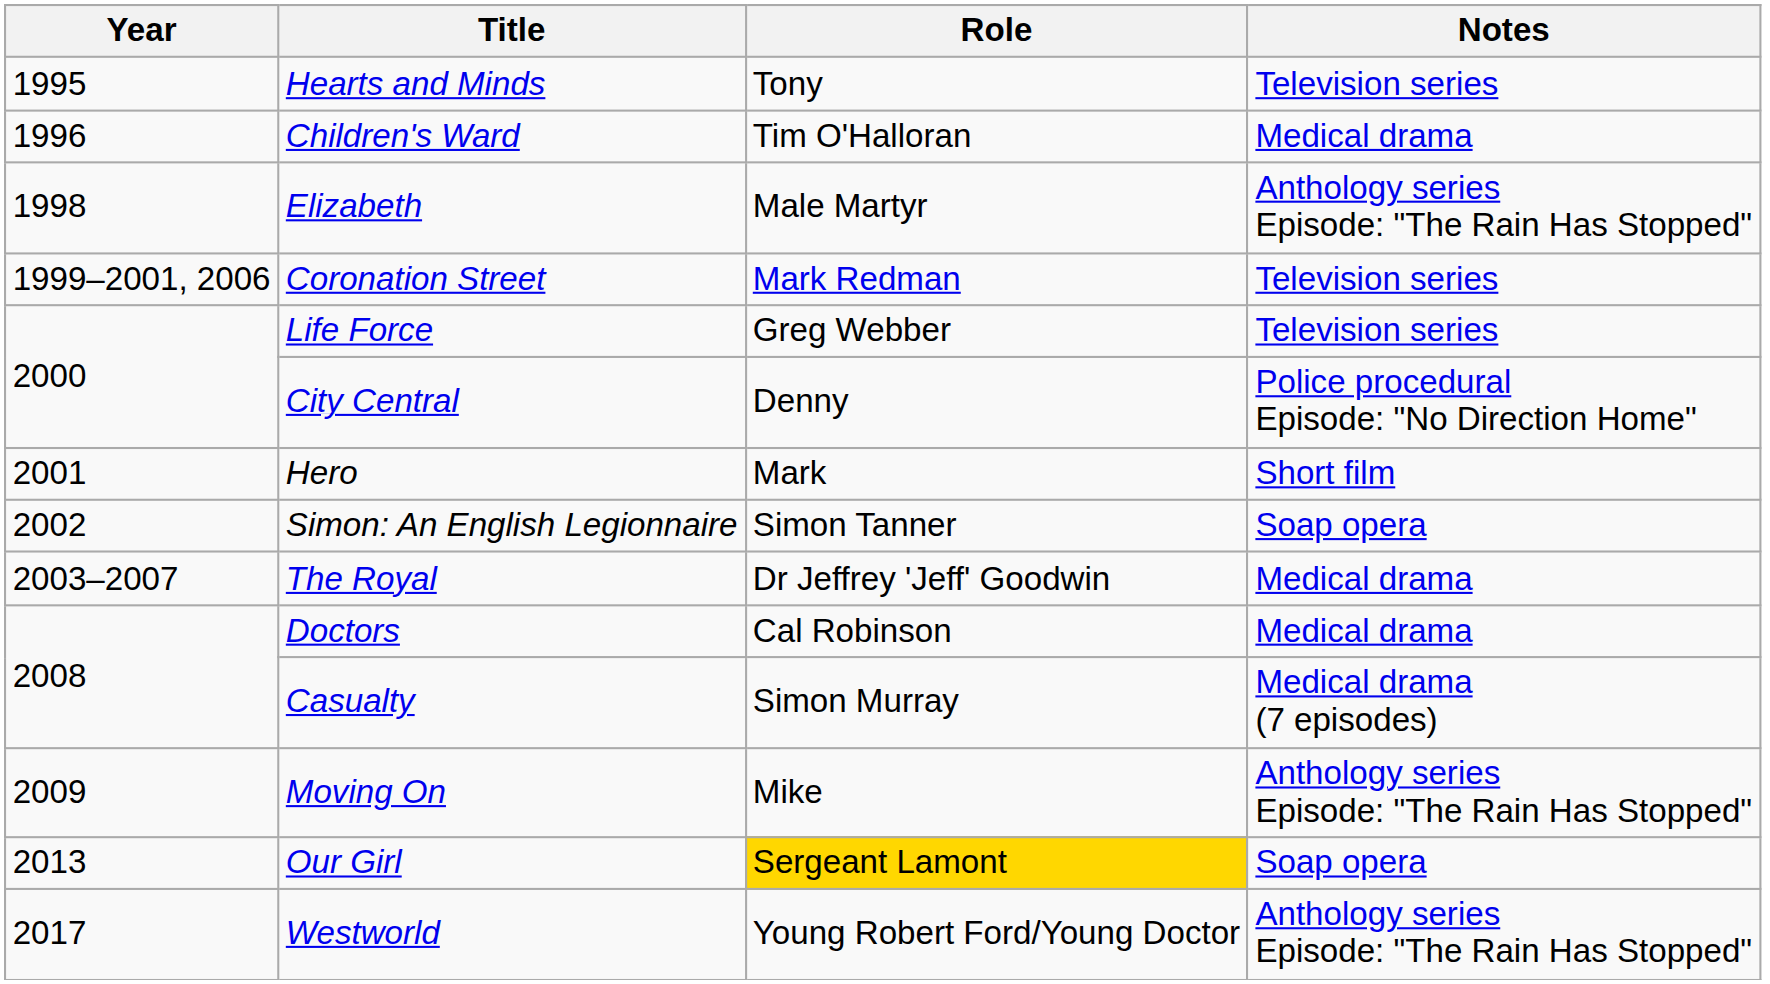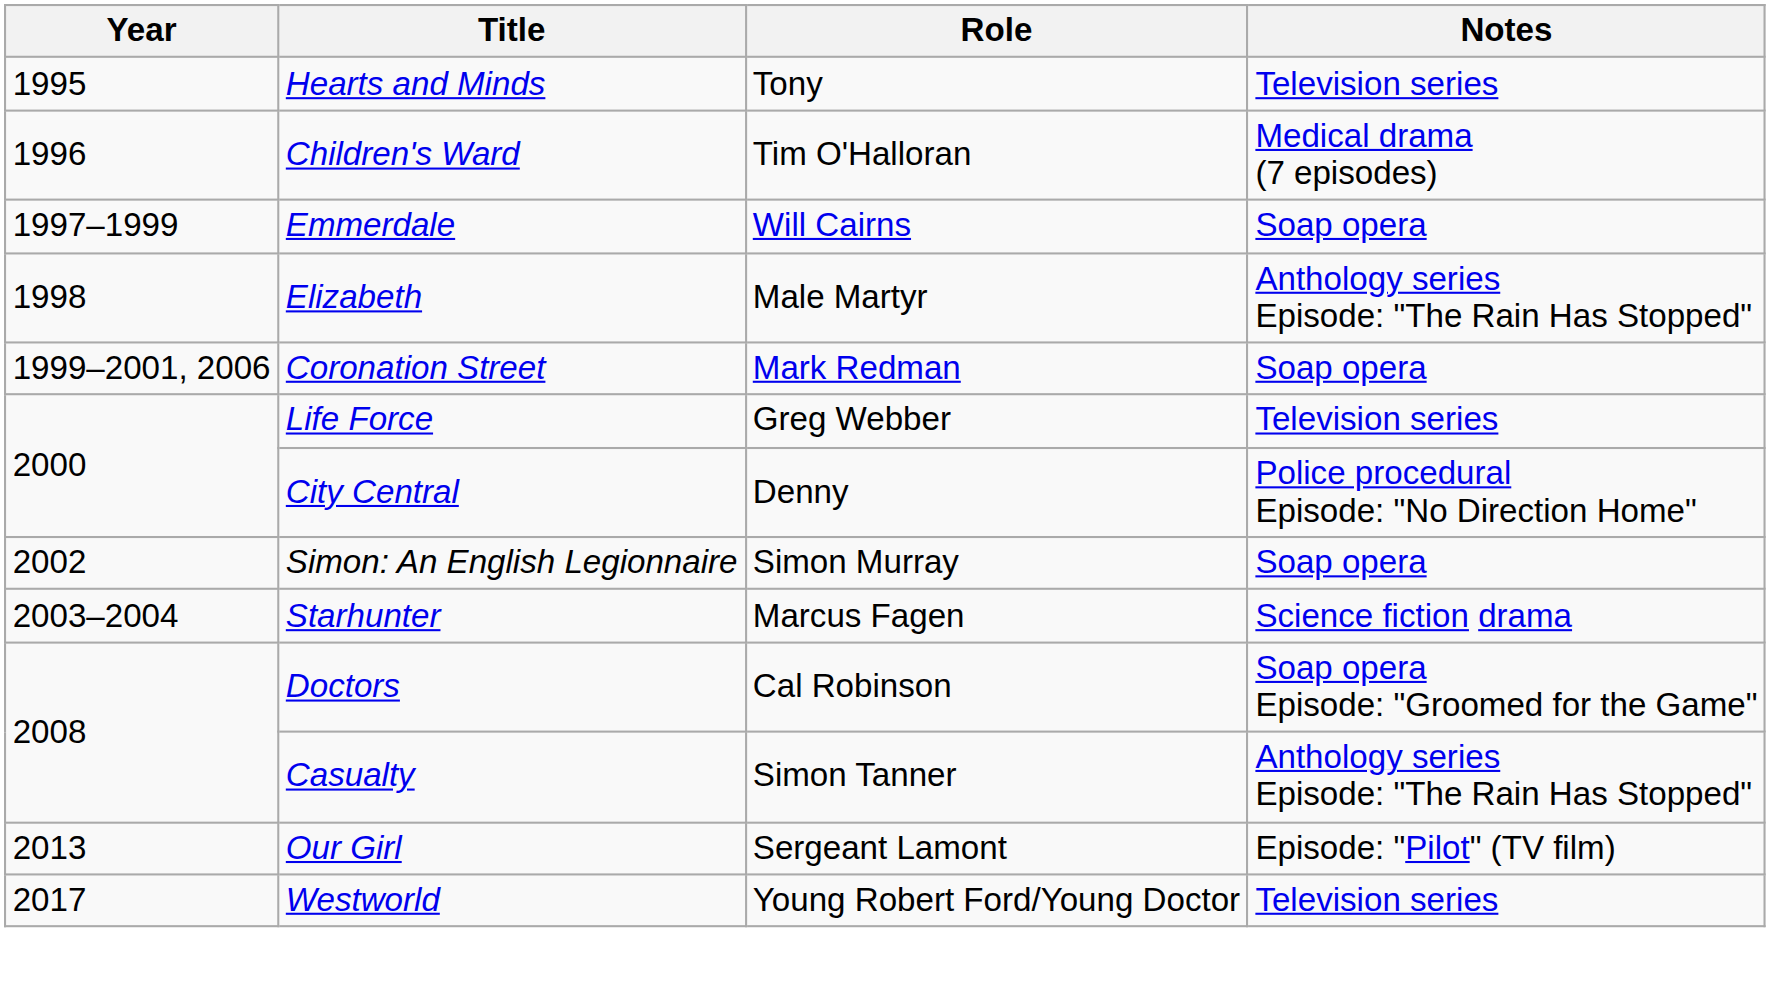(1364, 135) Medical drama -> (1364, 154) Medical drama (7 episodes)
+ row: (370, 225)
(1377, 278) Television series -> (1341, 367) Soap opera
- row: (322, 472)
(855, 525) Simon Tanner -> (856, 562) Simon Murray
+ row: (363, 615)
- row: (361, 578)
(1364, 630) Medical drama -> (1506, 686) Soap opera Episode: "Groomed for the Game"
(856, 701) Simon Murray -> (855, 776) Simon Tanner
(1364, 701) Medical drama (7 episodes) -> (1504, 776) Anthology series Episode: "The Rain Has Stopped"
- row: (366, 791)
(880, 862) gold background -> (880, 847) no background
(1341, 862) Soap opera -> (1436, 847) Episode: "Pilot" (TV film)
(1504, 933) Anthology series Episode: "The Rain Has Stopped" -> (1377, 899) Television series
